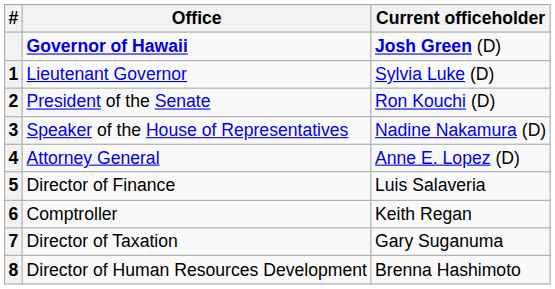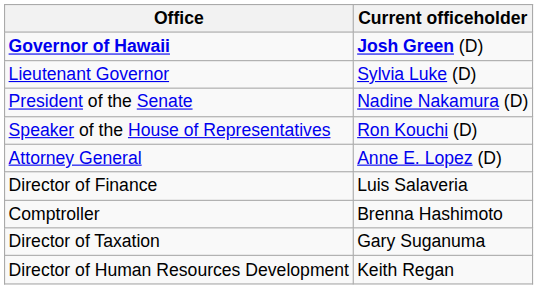- column: (14, 18)
(435, 102) Ron Kouchi (D) -> (443, 102) Nadine Nakamura (D)
(461, 130) Nadine Nakamura (D) -> (417, 130) Ron Kouchi (D)
(423, 213) Keith Regan -> (430, 213) Brenna Hashimoto
(448, 269) Brenna Hashimoto -> (406, 269) Keith Regan
